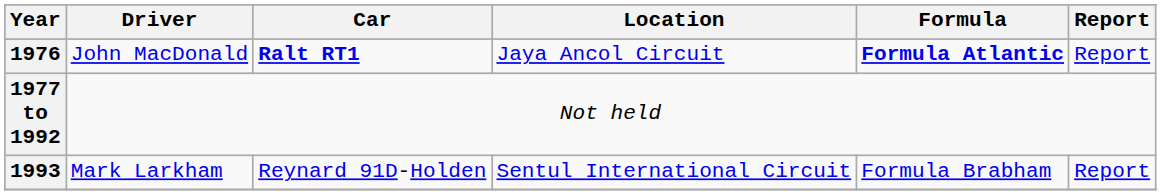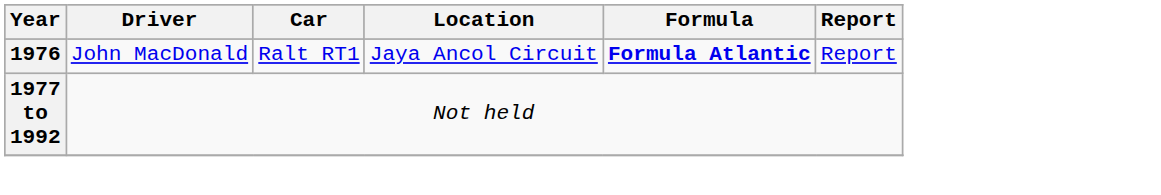(309, 56) bold -> (309, 56) normal
- row: (35, 172)
